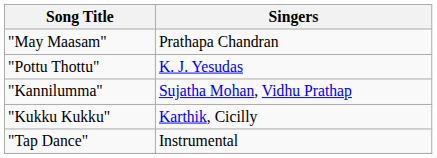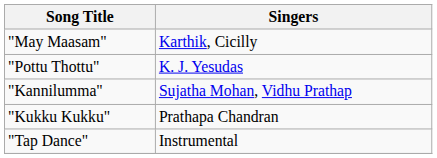(219, 41) Prathapa Chandran -> (208, 41) Karthik, Cicilly
(208, 116) Karthik, Cicilly -> (219, 116) Prathapa Chandran
